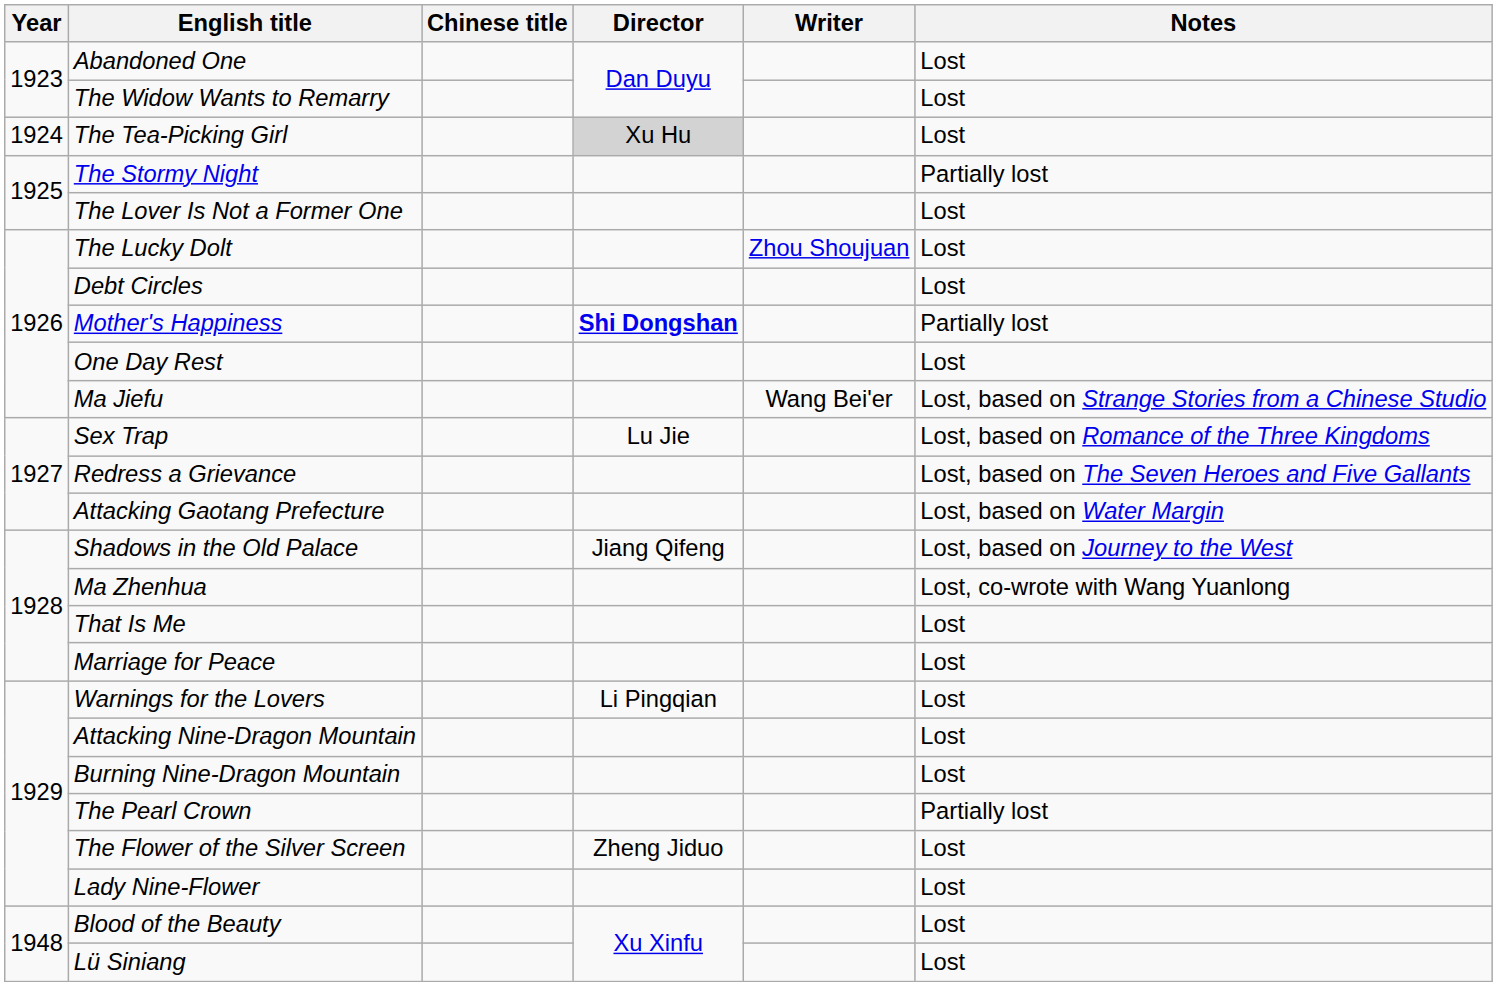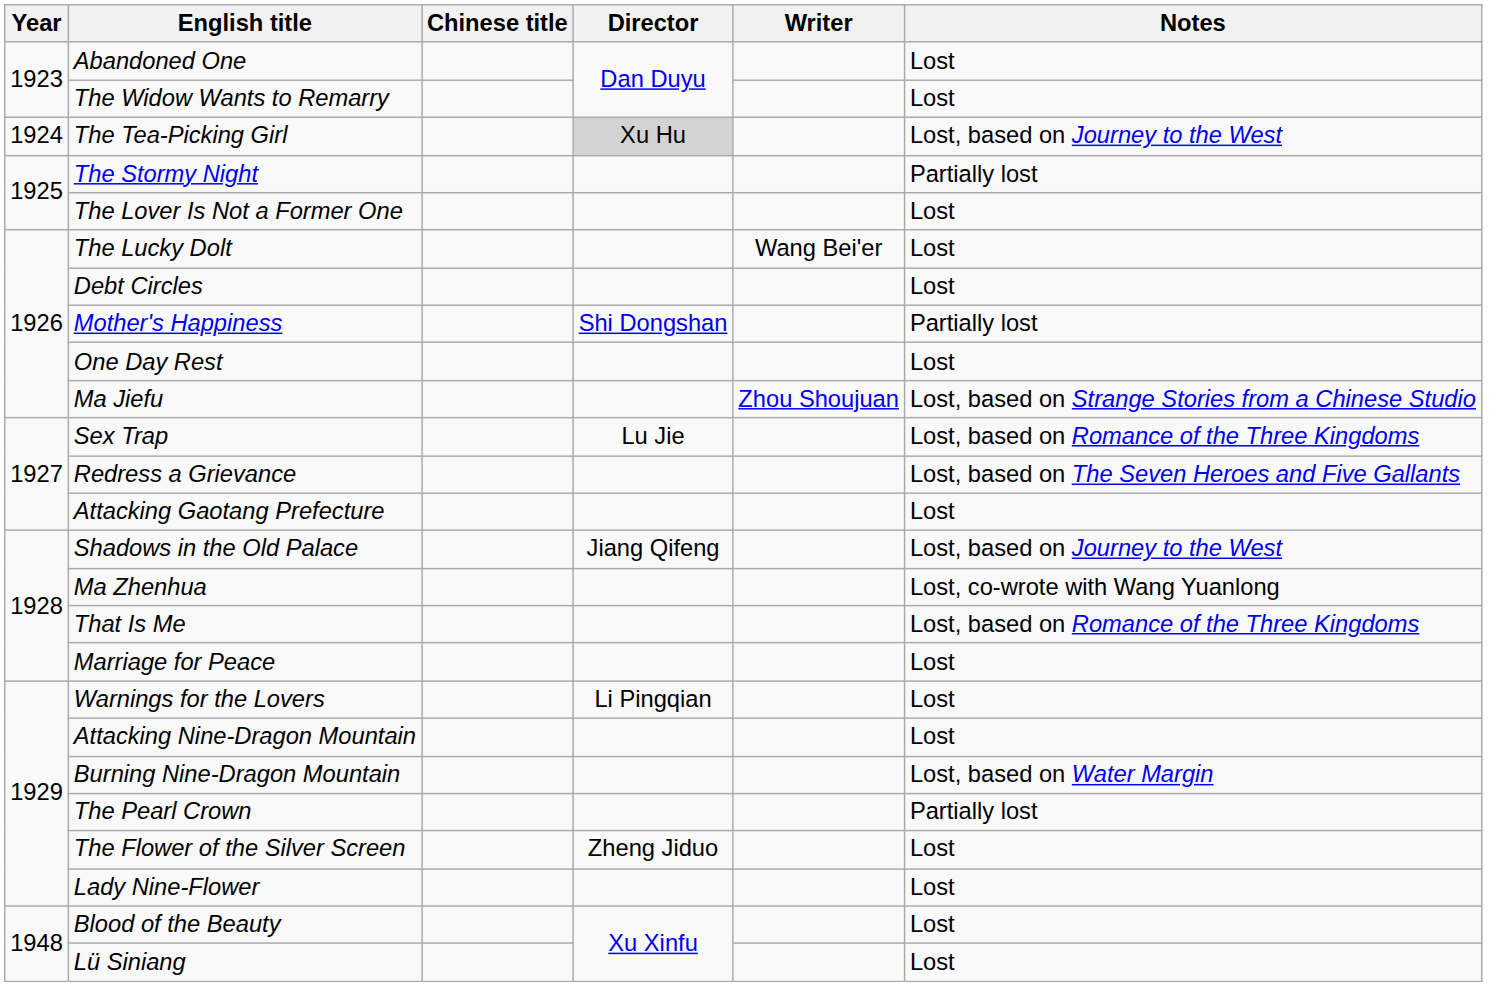(943, 135) Lost -> (1096, 135) Lost, based on Journey to the West
(829, 248) Zhou Shoujuan -> (819, 248) Wang Bei'er
(658, 323) bold -> (653, 323) normal
(829, 398) Wang Bei'er -> (819, 398) Zhou Shoujuan
(1072, 511) Lost, based on Water Margin -> (932, 511) Lost
(943, 624) Lost -> (1165, 624) Lost, based on Romance of the Three Kingdoms
(943, 774) Lost -> (1062, 774) Lost, based on Water Margin
